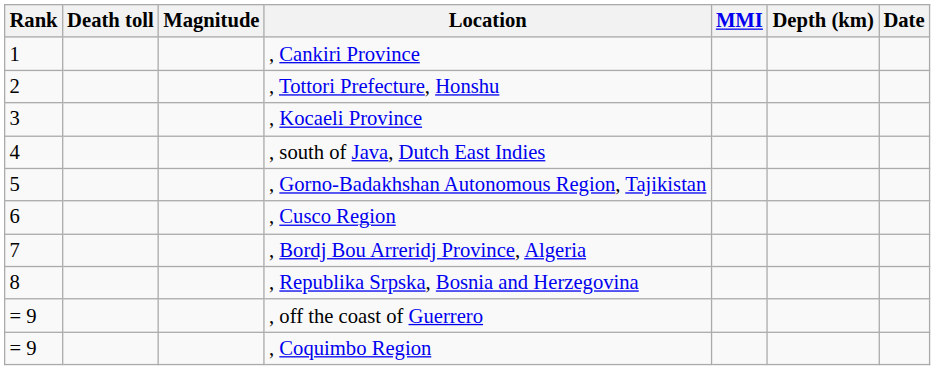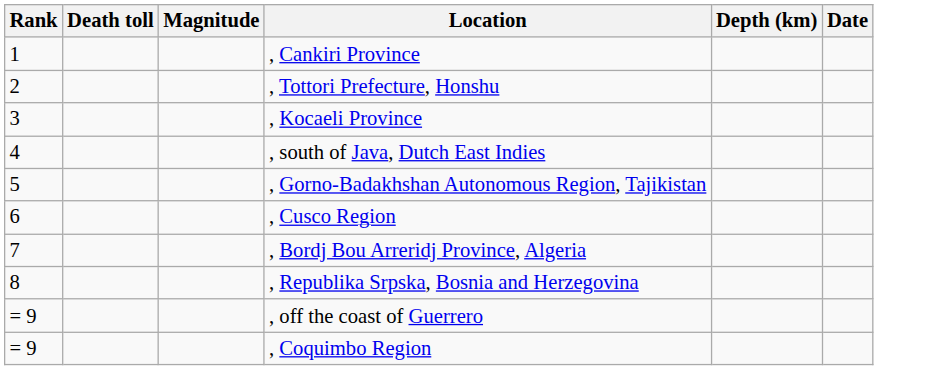- column: (739, 20)
